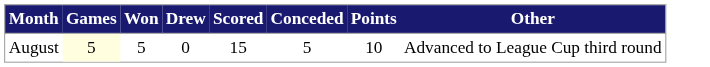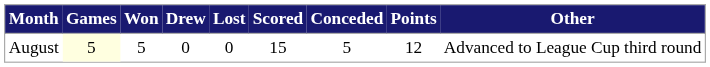+ column: (229, 18)
(374, 47) 10 -> (414, 47) 12
